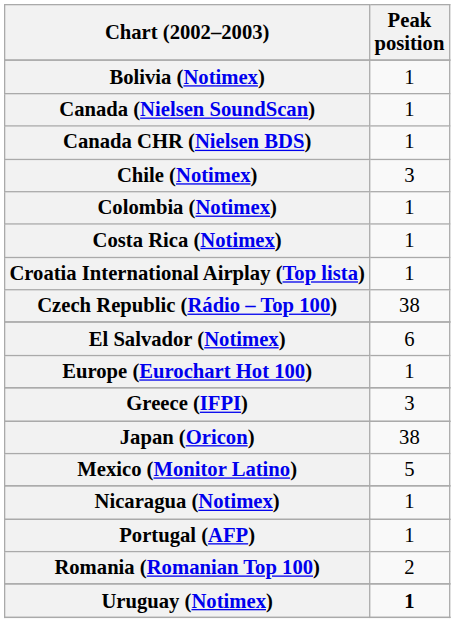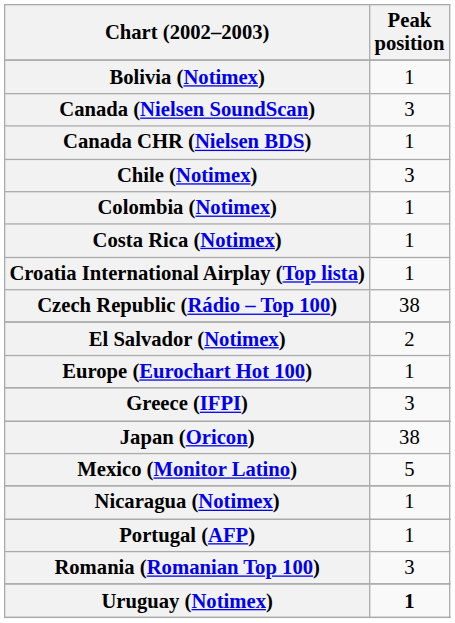(409, 109) 1 -> (409, 109) 3
(409, 338) 6 -> (409, 338) 2
(409, 567) 2 -> (409, 567) 3
